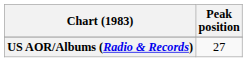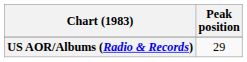(219, 47) 27 -> (219, 47) 29
